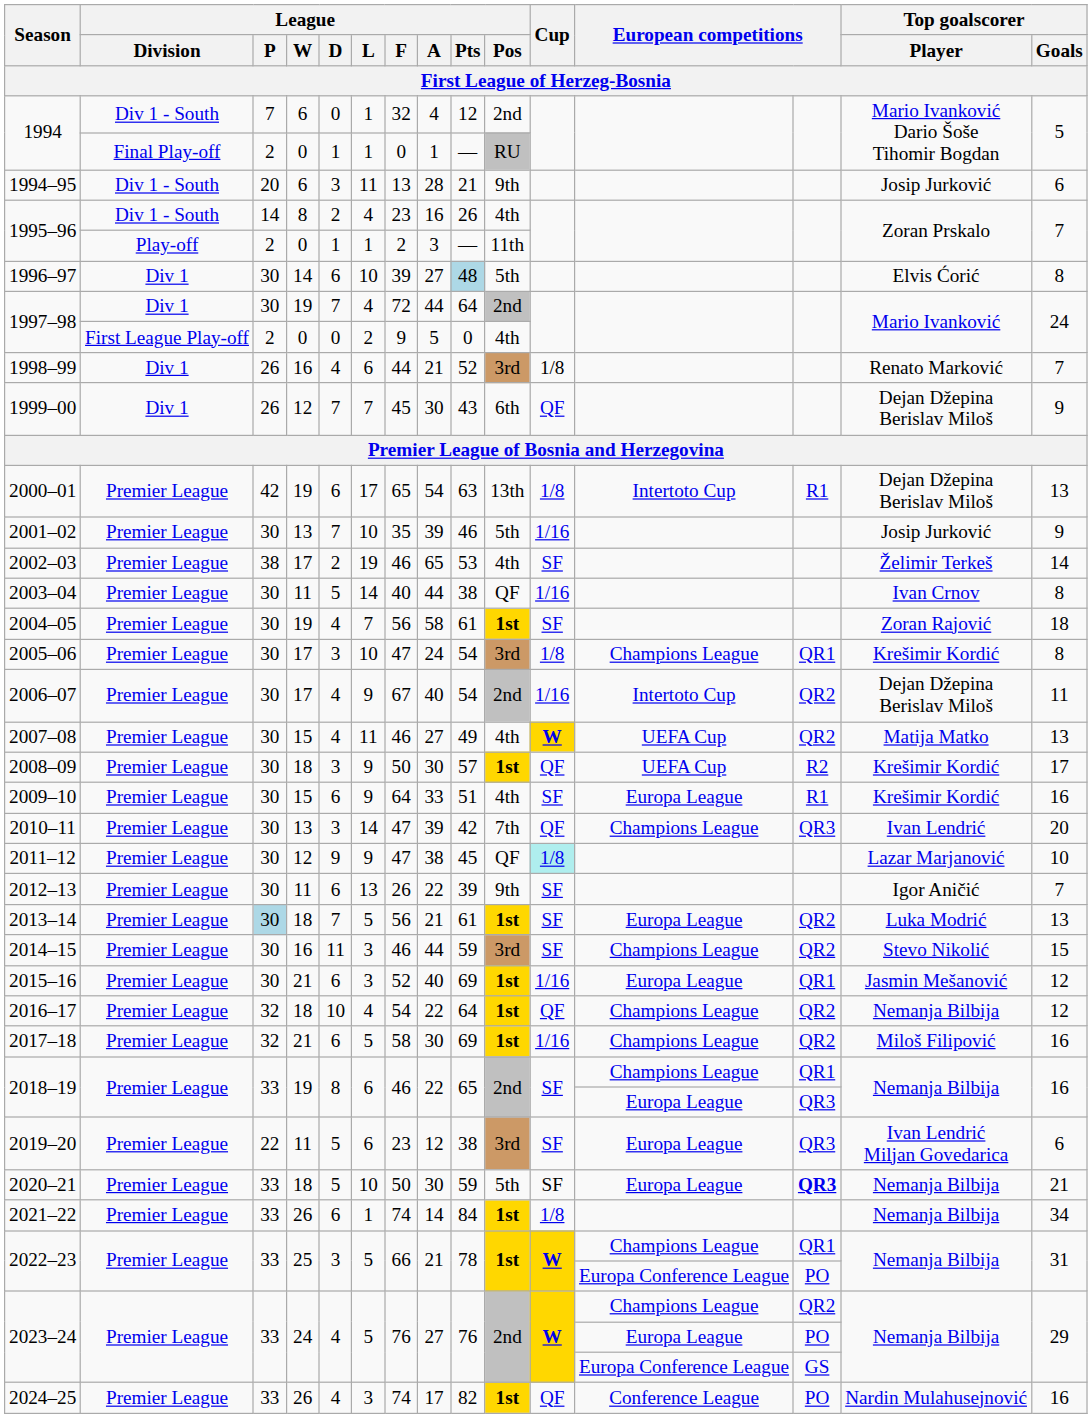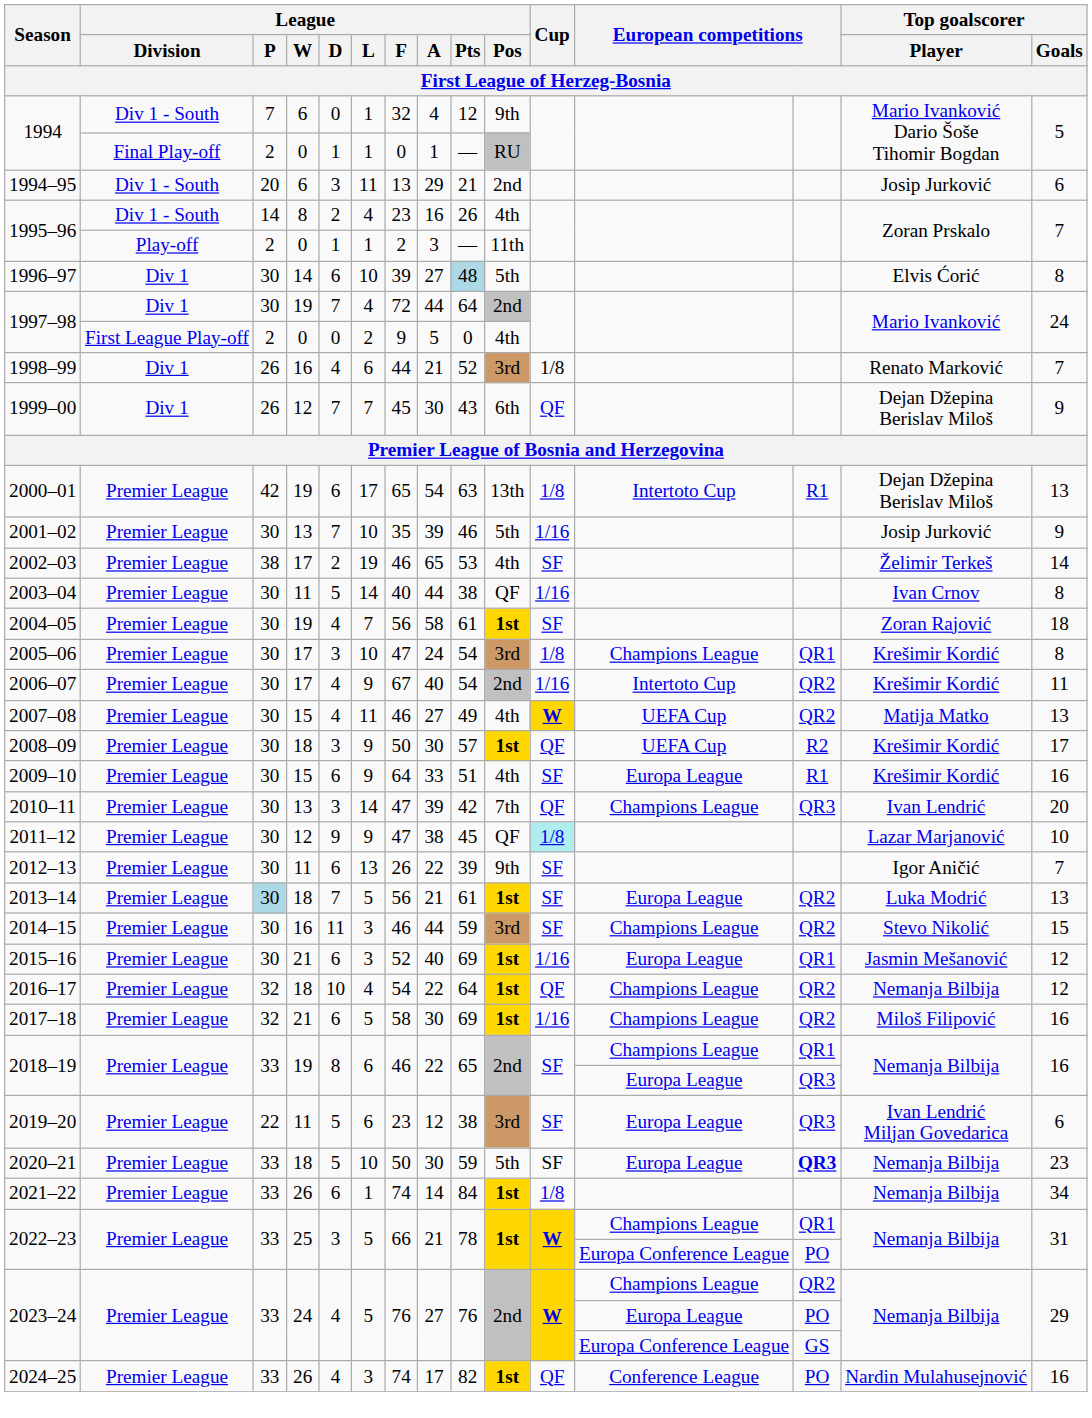(507, 114) 2nd -> (507, 114) 9th
(434, 184) 28 -> (434, 184) 29
(507, 184) 9th -> (507, 184) 2nd
(936, 695) Dejan Džepina Berislav Miloš -> (936, 684) Krešimir Kordić
(1059, 1184) 21 -> (1059, 1163) 23
